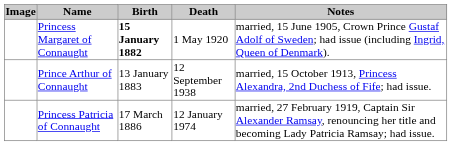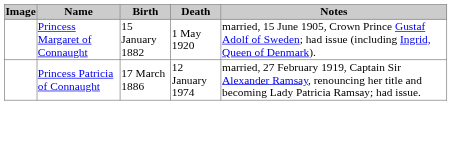(139, 39) bold -> (139, 39) normal
- row: (75, 80)
